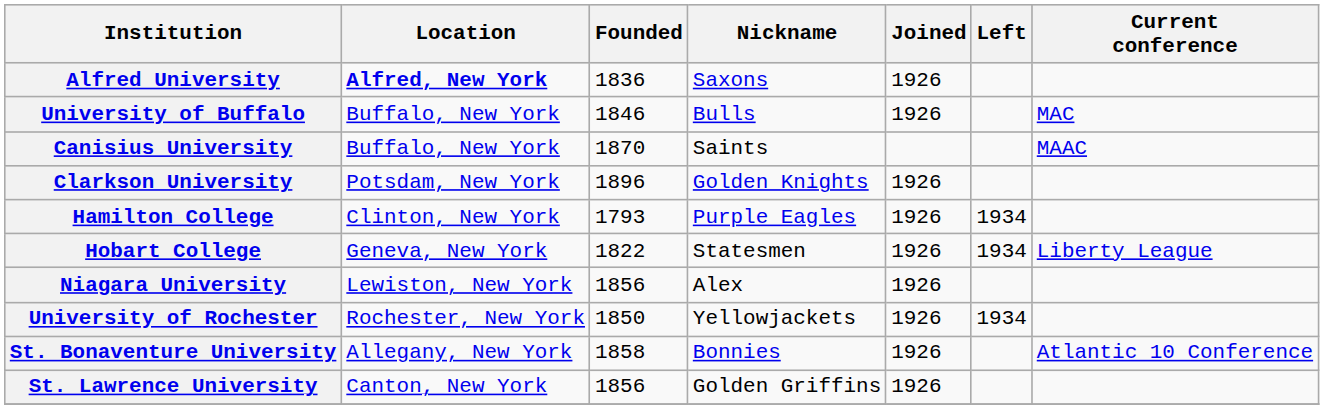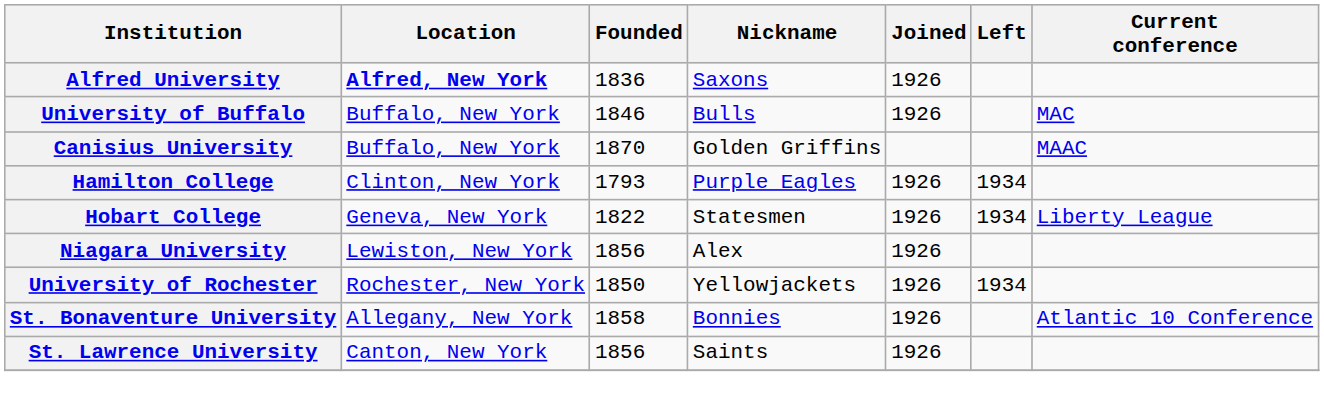(731, 148) Saints -> (787, 148) Golden Griffins
- row: (173, 182)
(787, 387) Golden Griffins -> (731, 353) Saints
